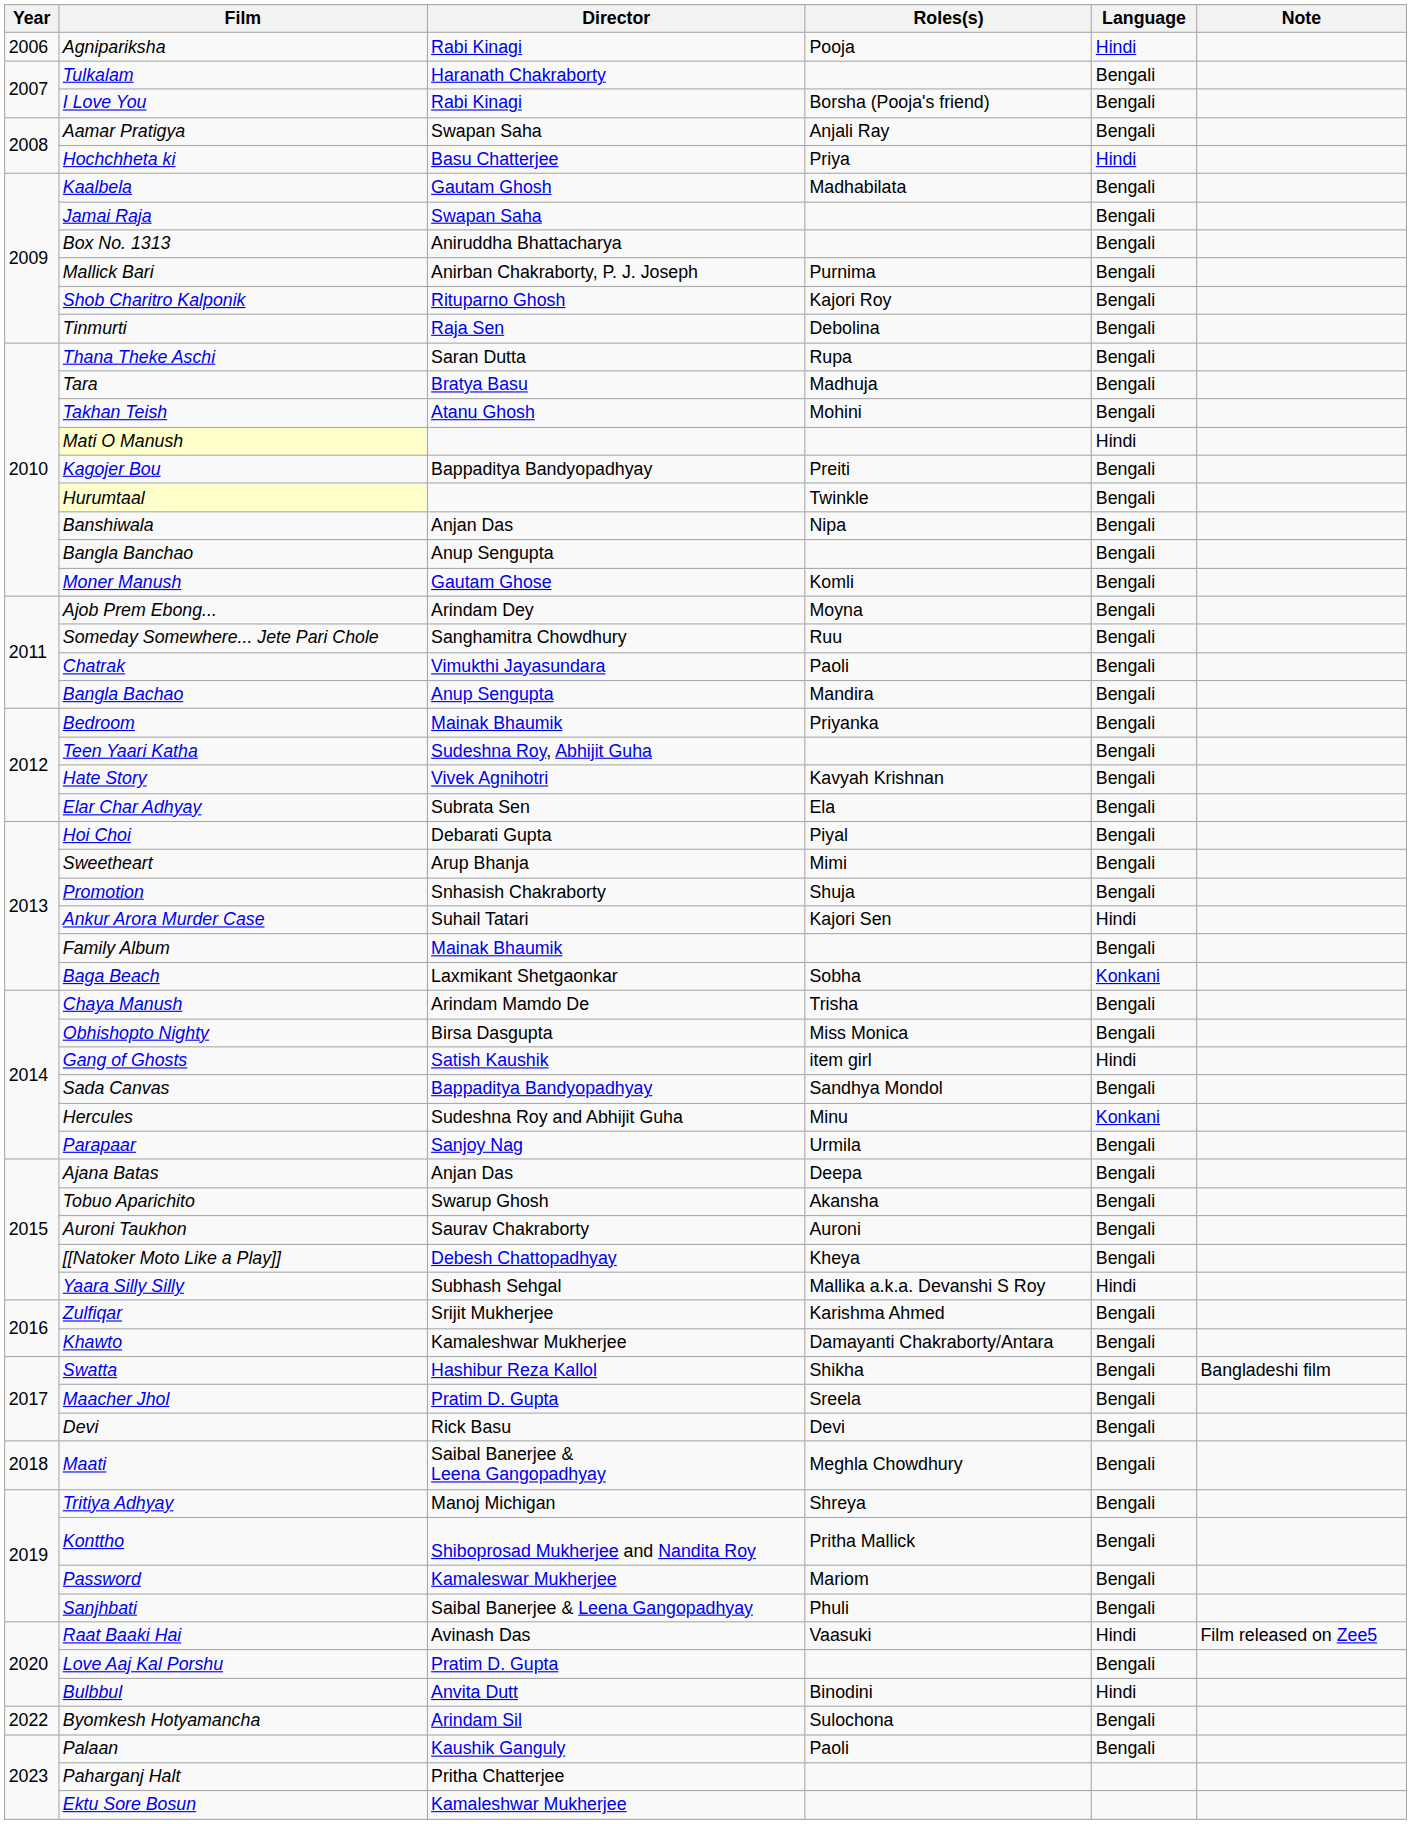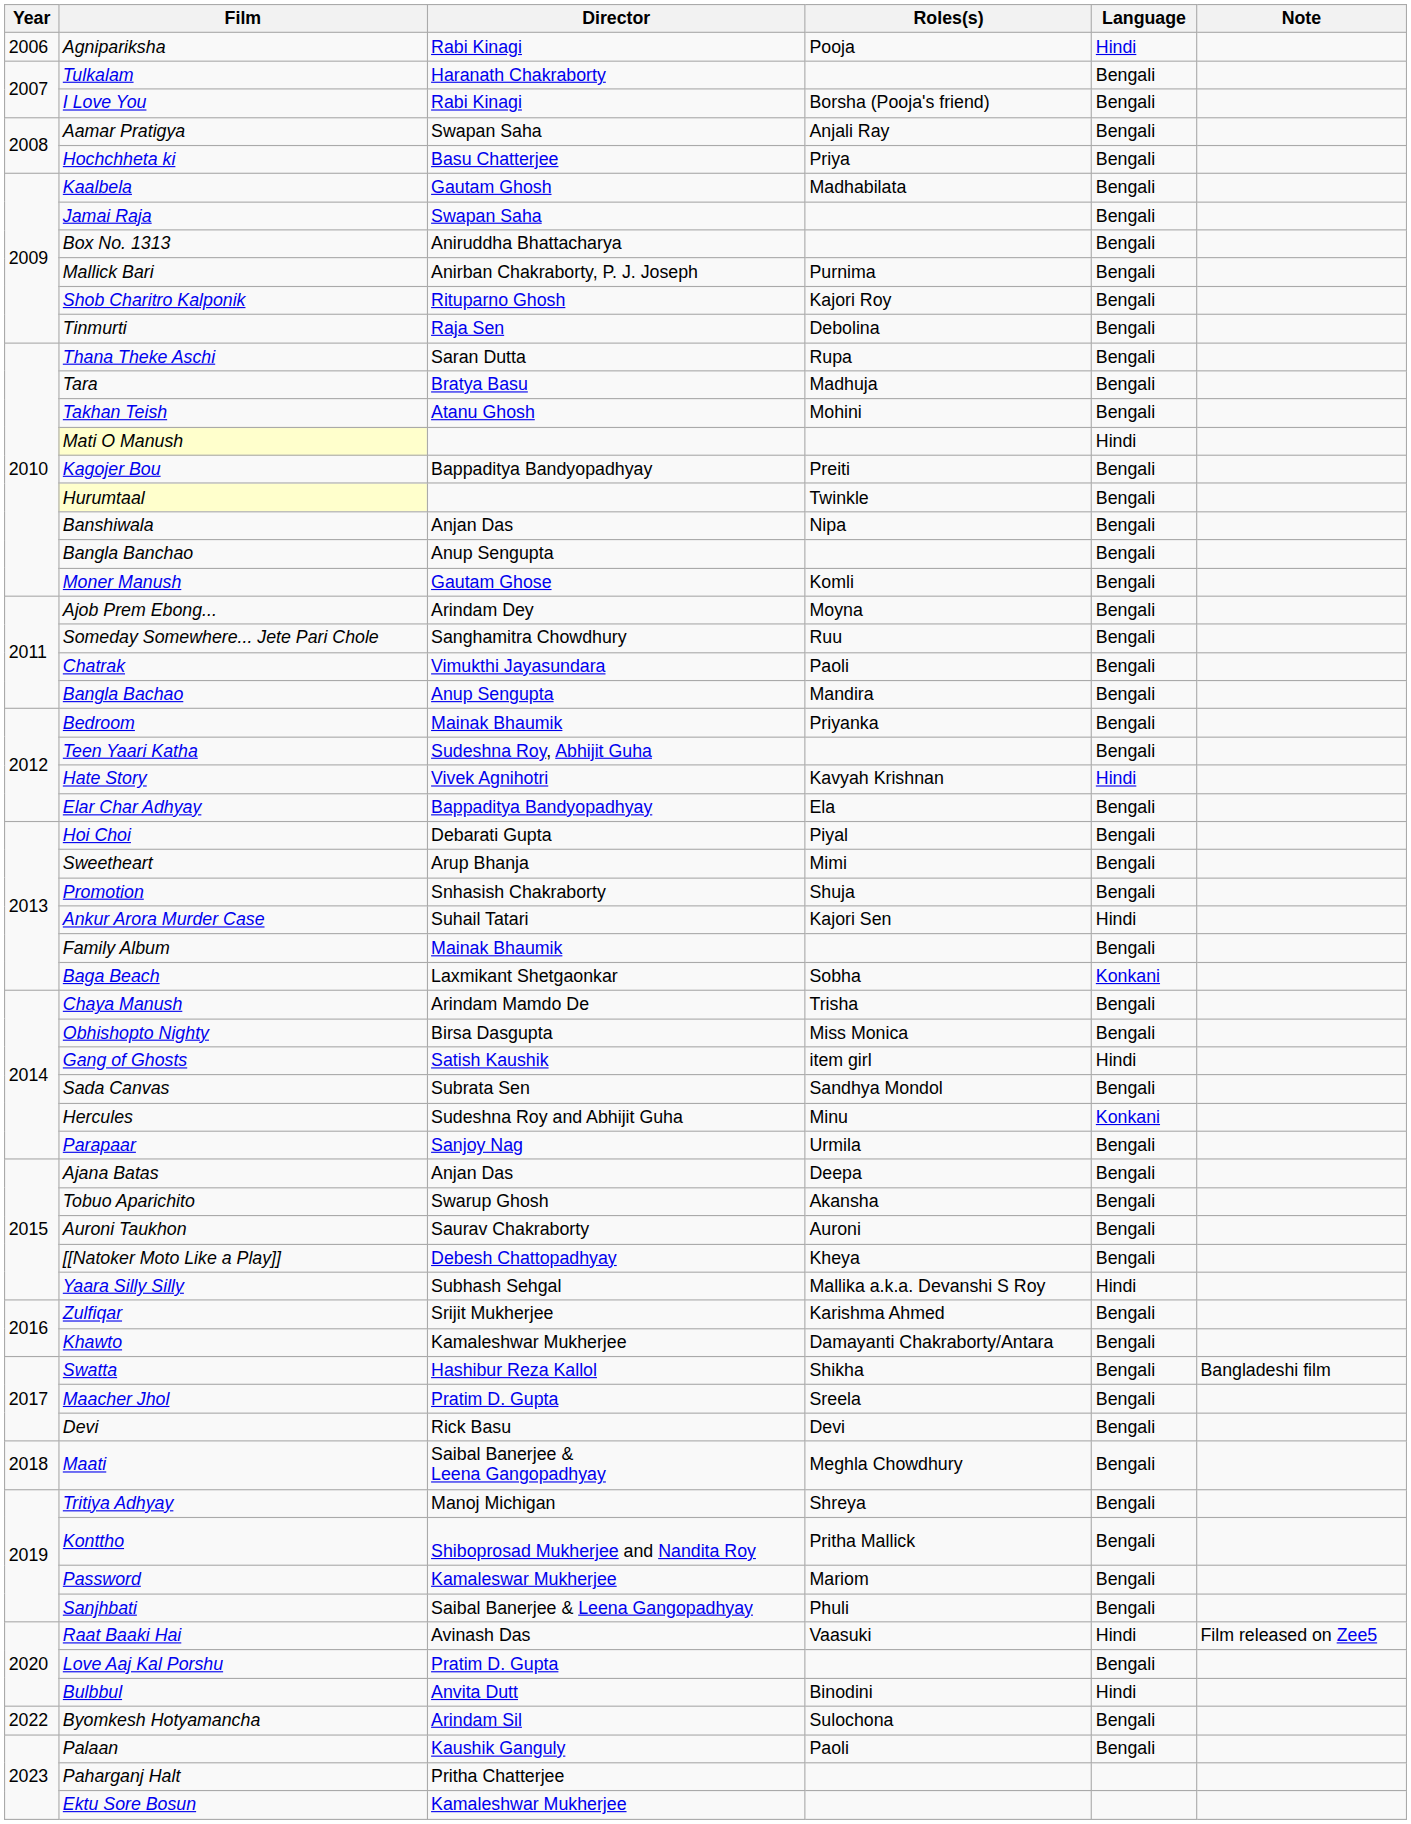(1116, 159) Hindi -> (1125, 159) Bengali
(1125, 779) Bengali -> (1116, 779) Hindi
(480, 807) Subrata Sen -> (542, 807) Bappaditya Bandyopadhyay
(542, 1088) Bappaditya Bandyopadhyay -> (480, 1088) Subrata Sen
